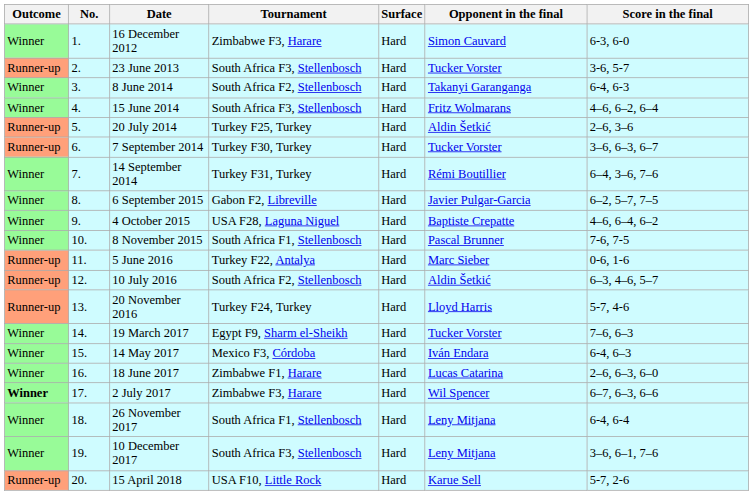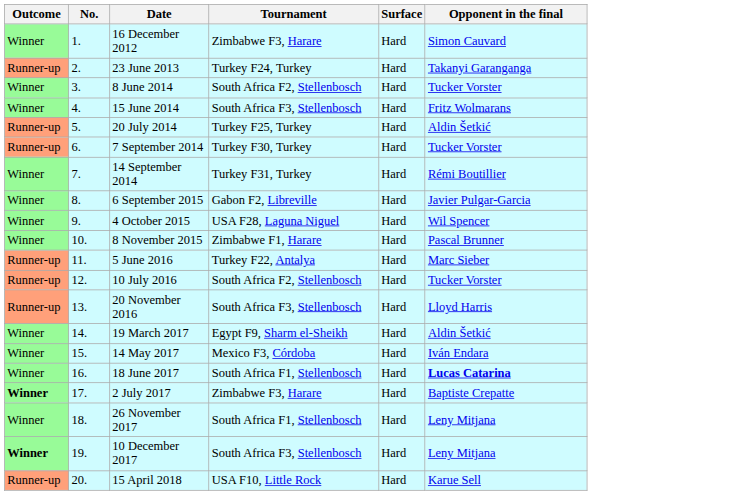- column: (668, 14)
(287, 68) South Africa F3, Stellenbosch -> (262, 68) Turkey F24, Turkey
(465, 68) Tucker Vorster -> (480, 68) Takanyi Garanganga
(480, 87) Takanyi Garanganga -> (465, 87) Tucker Vorster
(471, 220) Baptiste Crepatte -> (459, 220) Wil Spencer
(287, 240) South Africa F1, Stellenbosch -> (267, 240) Zimbabwe F1, Harare
(459, 279) Aldin Šetkić -> (465, 279) Tucker Vorster
(262, 306) Turkey F24, Turkey -> (287, 306) South Africa F3, Stellenbosch
(465, 333) Tucker Vorster -> (459, 333) Aldin Šetkić
(267, 373) Zimbabwe F1, Harare -> (287, 373) South Africa F1, Stellenbosch
(466, 373) normal -> (469, 373) bold
(459, 392) Wil Spencer -> (471, 392) Baptiste Crepatte
(26, 453) normal -> (28, 453) bold
